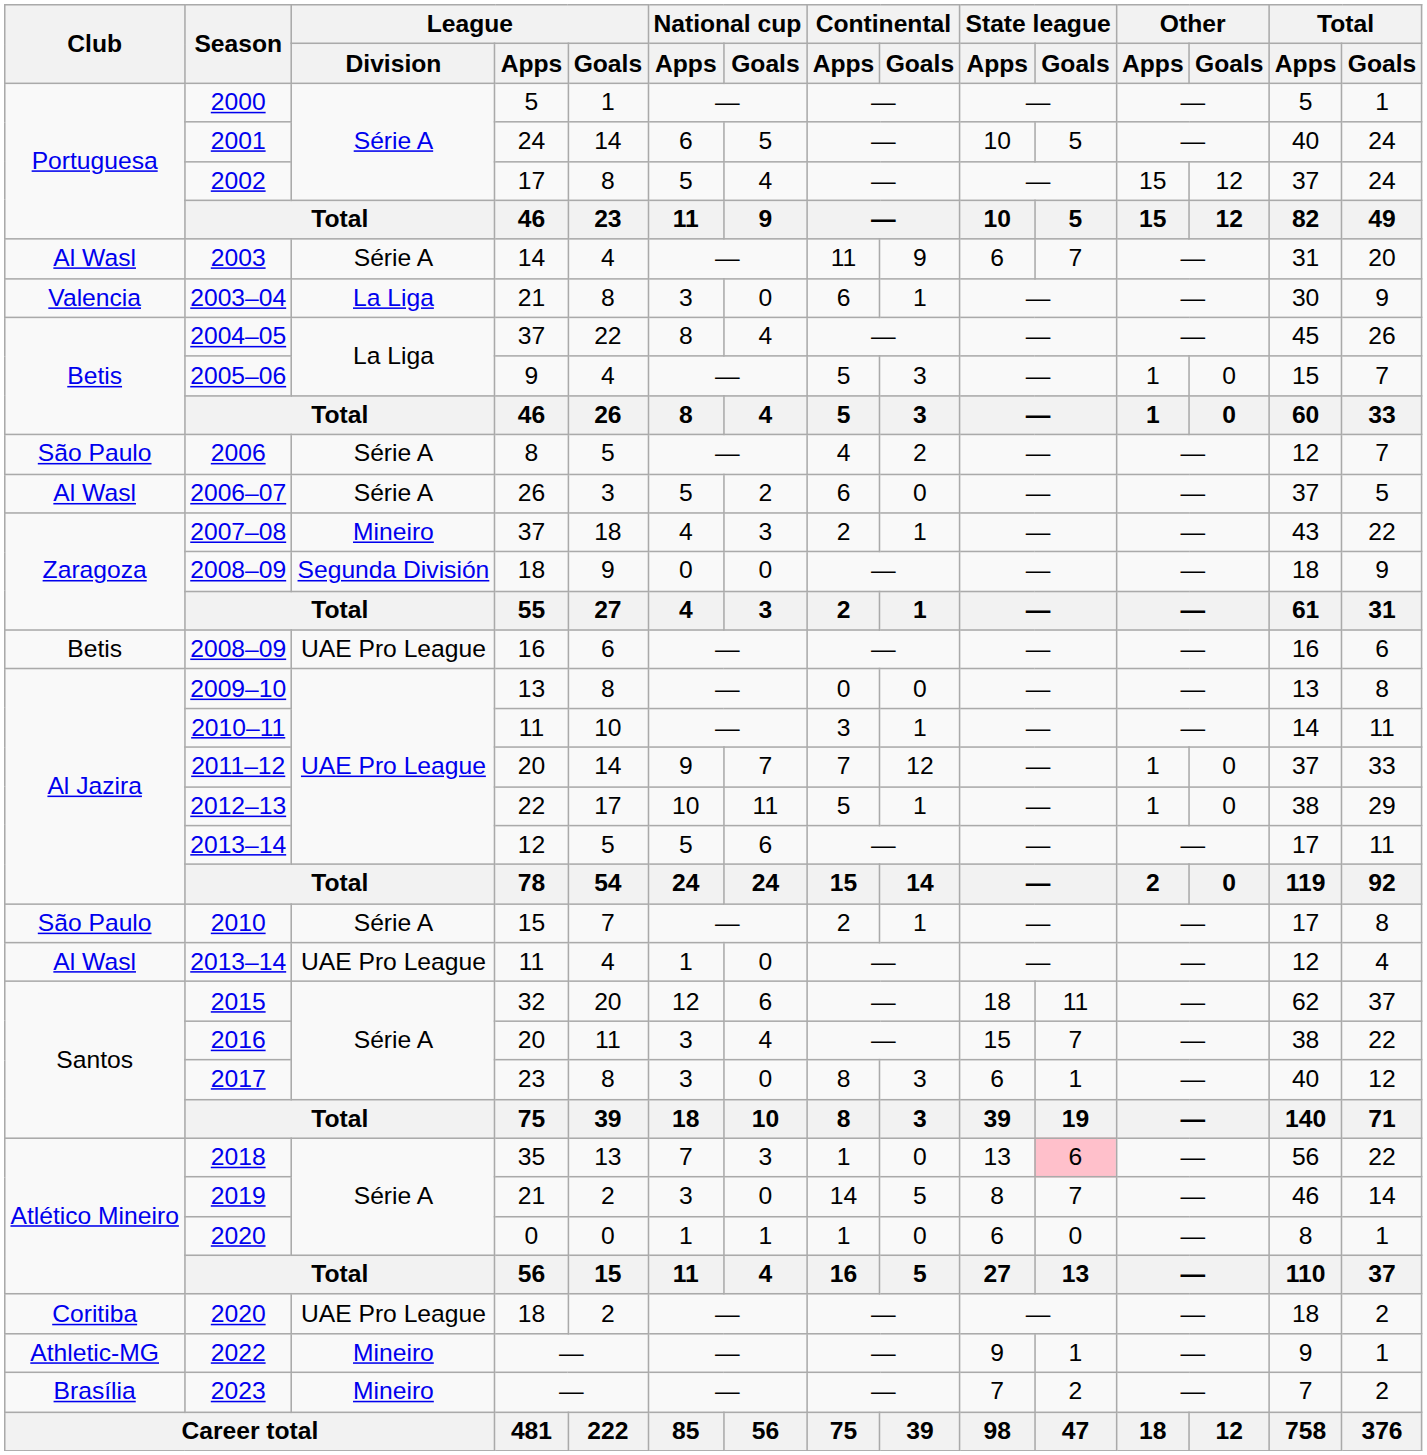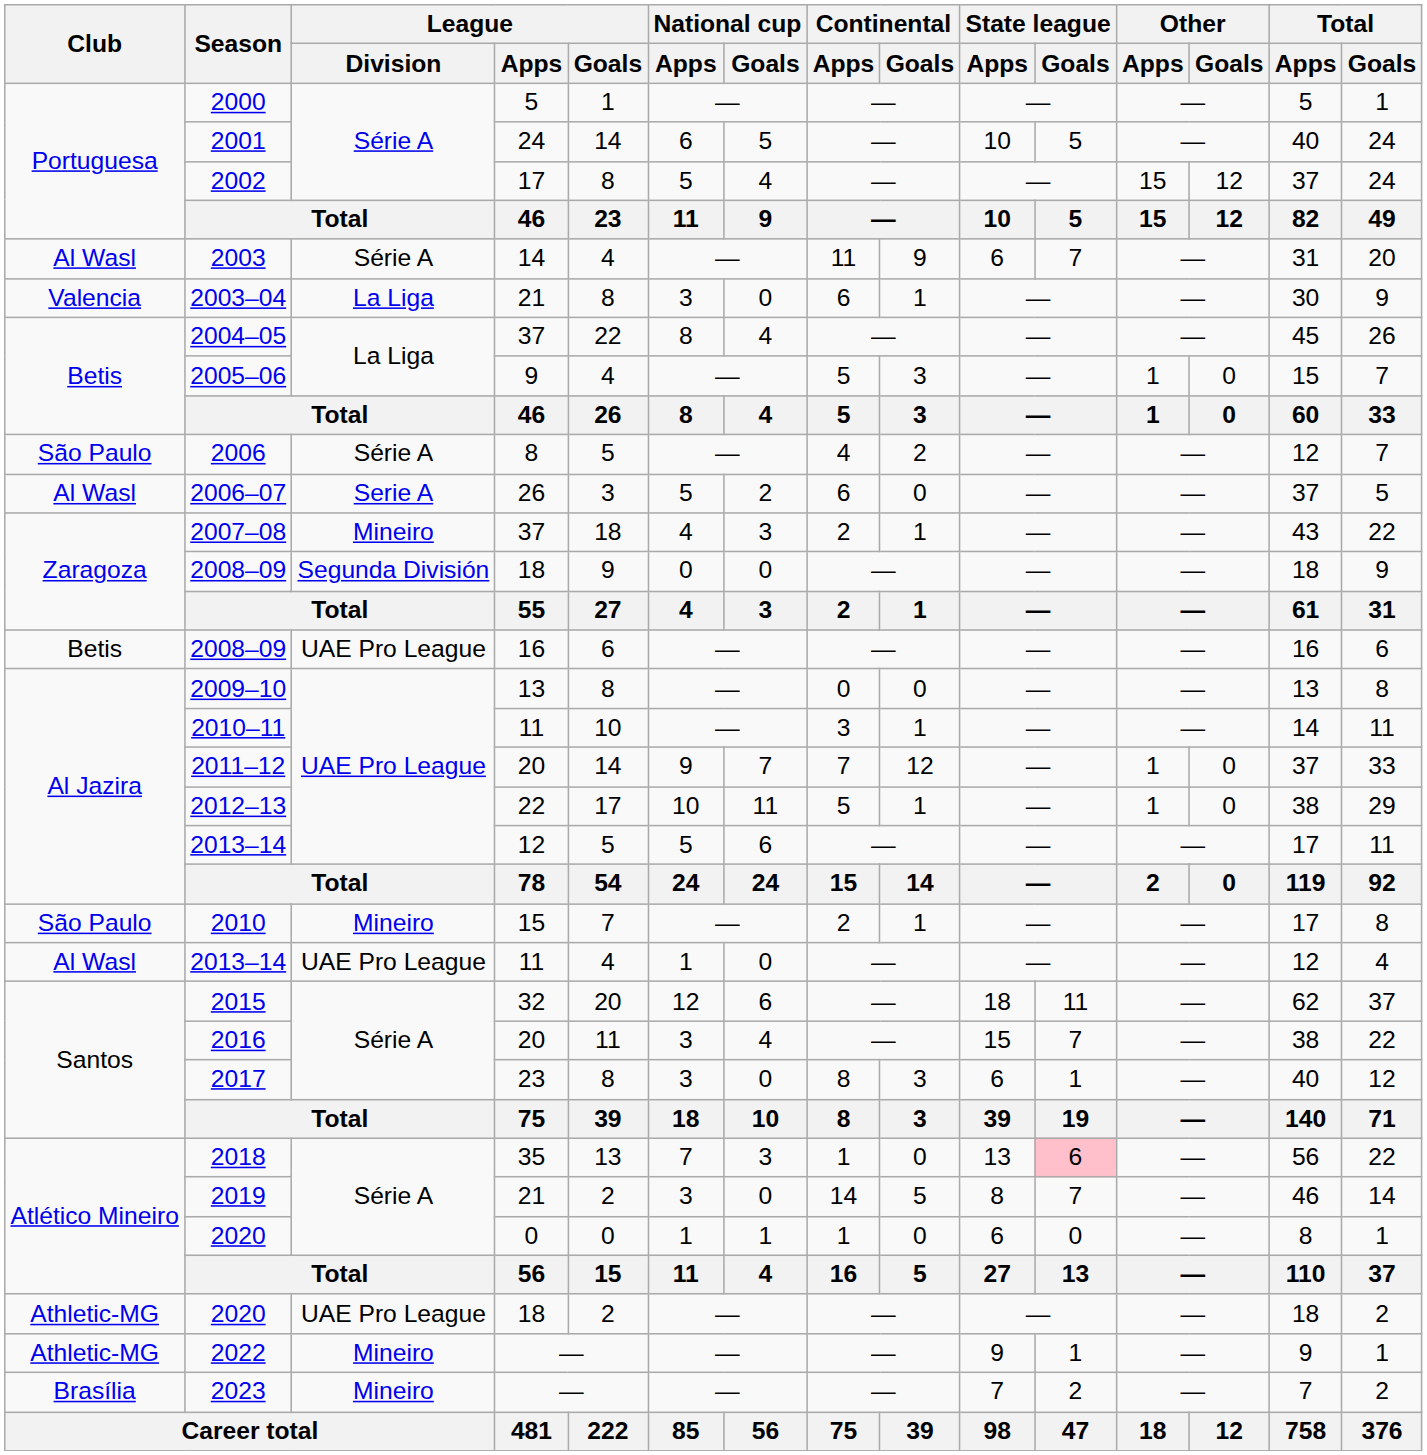(393, 492) Série A -> (393, 492) Serie A
(393, 922) Série A -> (393, 922) Mineiro
(95, 1313) Coritiba -> (95, 1313) Athletic-MG
